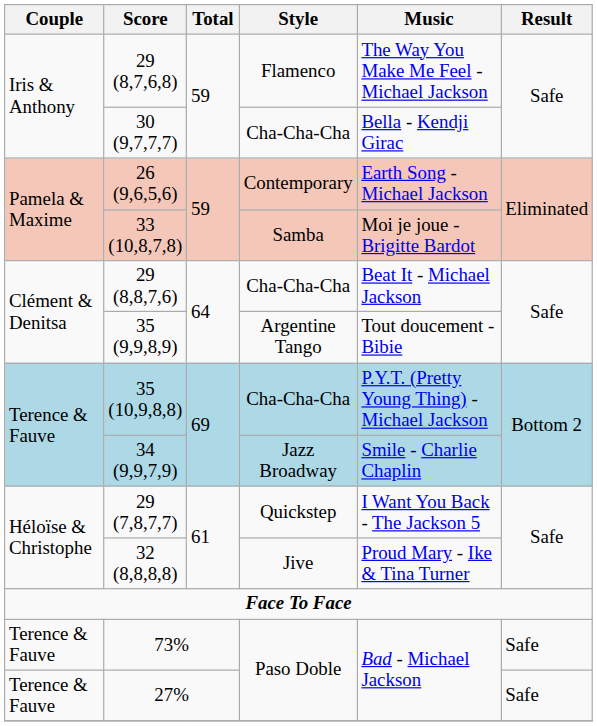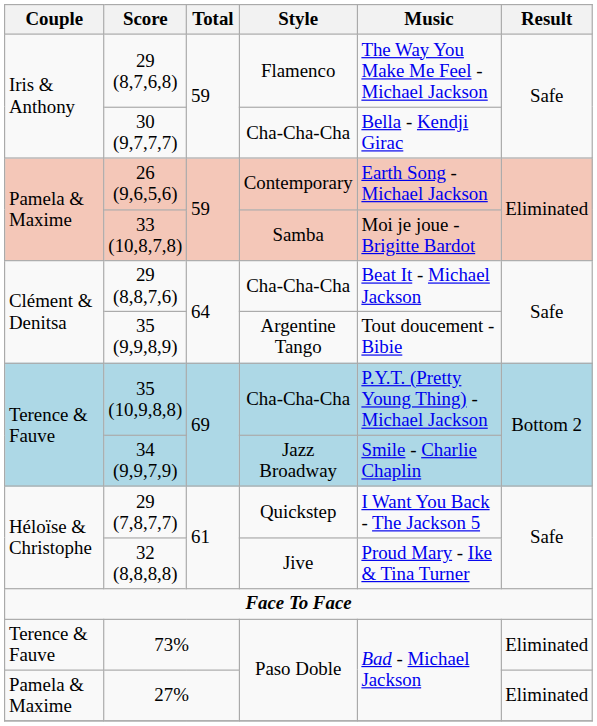(522, 644) Safe -> (547, 644) Eliminated
(48, 695) Terence & Fauve -> (46, 695) Pamela & Maxime
(522, 695) Safe -> (547, 695) Eliminated
